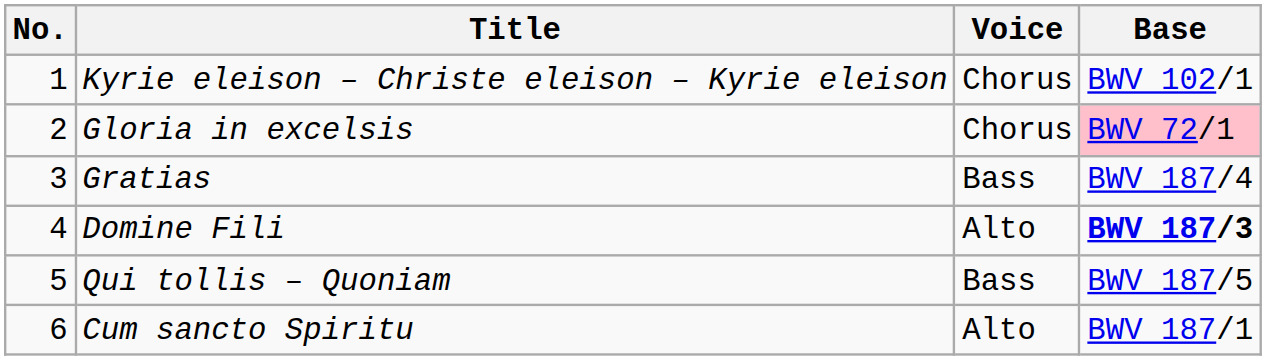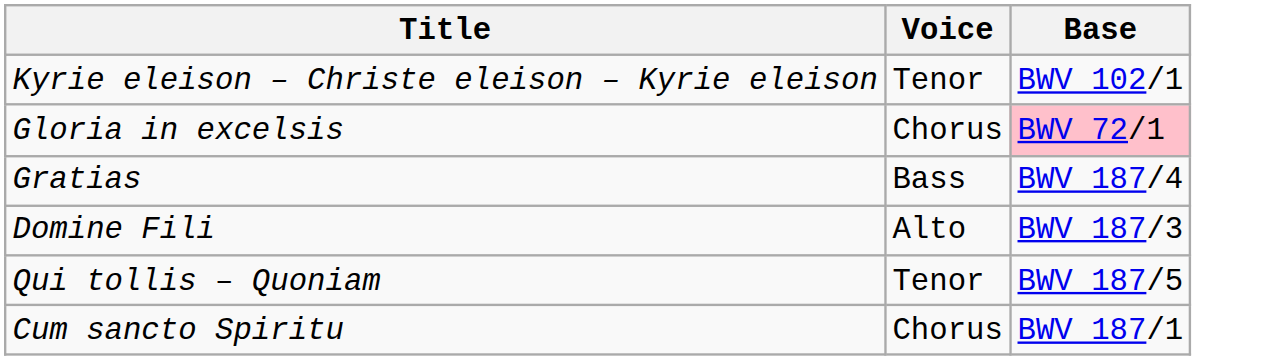- column: (40, 30)
(1018, 80) Chorus -> (938, 80) Tenor
(1170, 230) bold -> (1100, 230) normal
(999, 280) Bass -> (938, 280) Tenor
(999, 330) Alto -> (948, 330) Chorus
